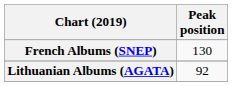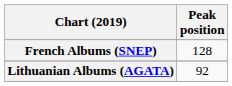(202, 50) 130 -> (202, 50) 128
